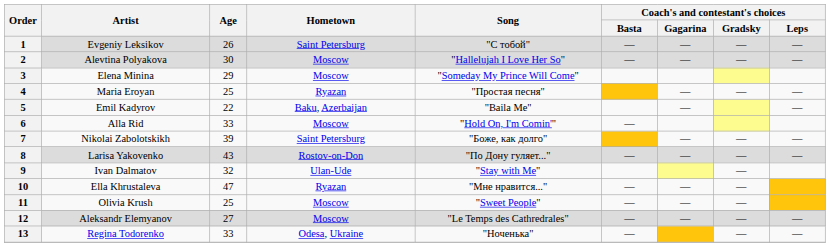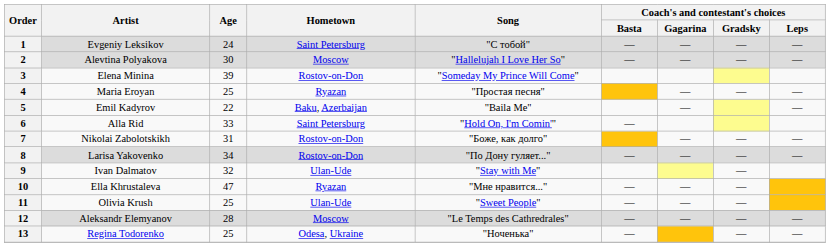(228, 44) 26 -> (228, 44) 24
(228, 76) 29 -> (228, 76) 39
(331, 76) Moscow -> (331, 76) Rostov-on-Don
(331, 123) Moscow -> (331, 123) Saint Petersburg
(228, 139) 39 -> (228, 139) 31
(331, 139) Saint Petersburg -> (331, 139) Rostov-on-Don
(228, 155) 43 -> (228, 155) 34
(331, 202) Moscow -> (331, 202) Ulan-Ude
(228, 218) 27 -> (228, 218) 28
(228, 234) 33 -> (228, 234) 25
